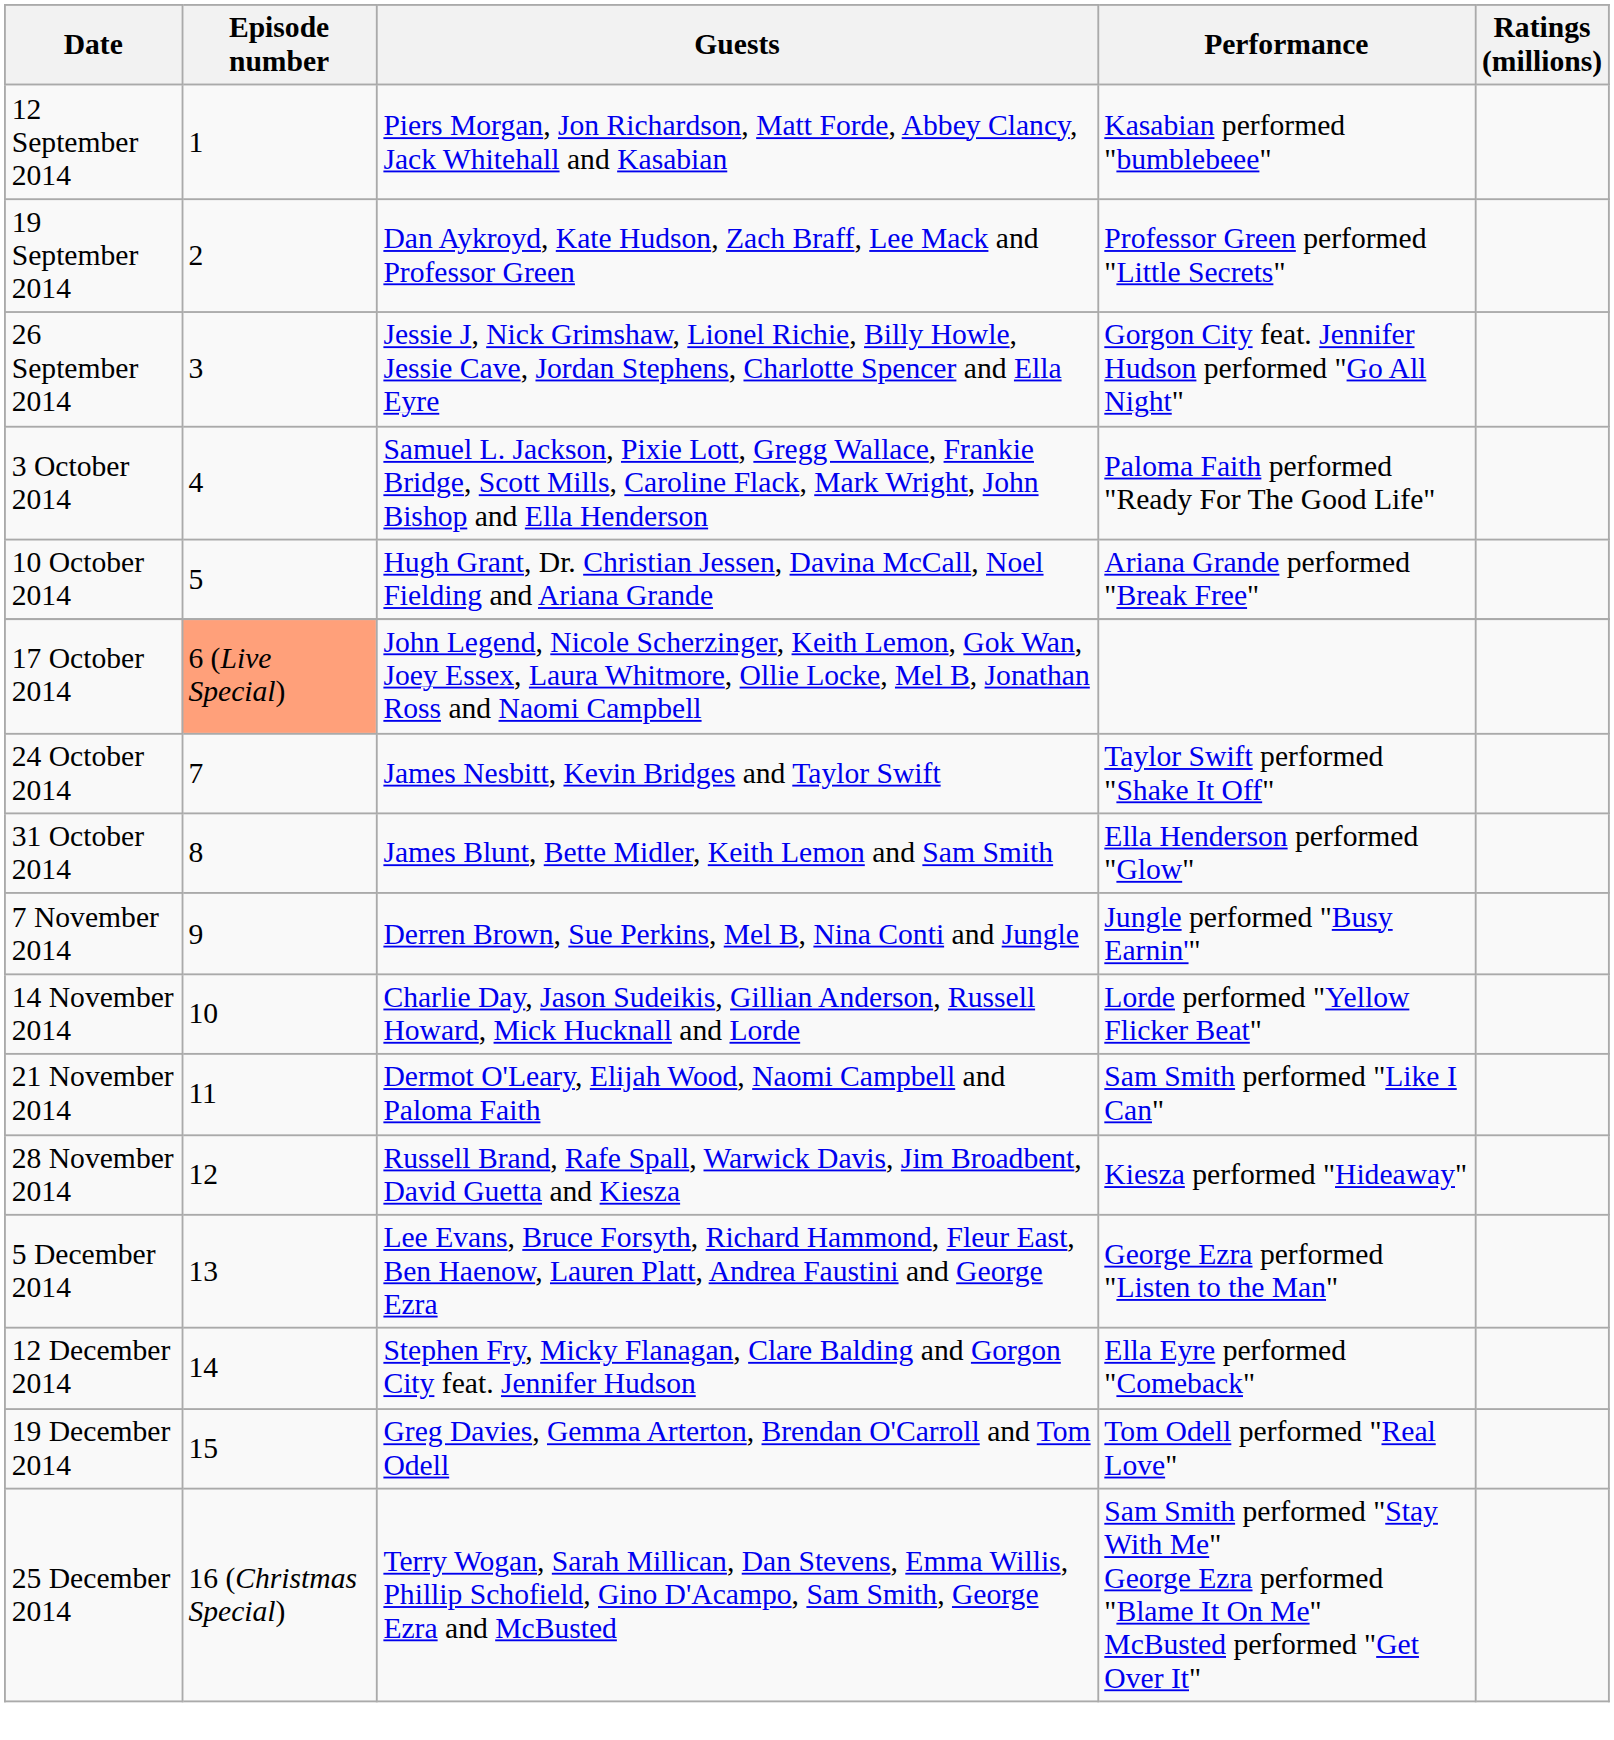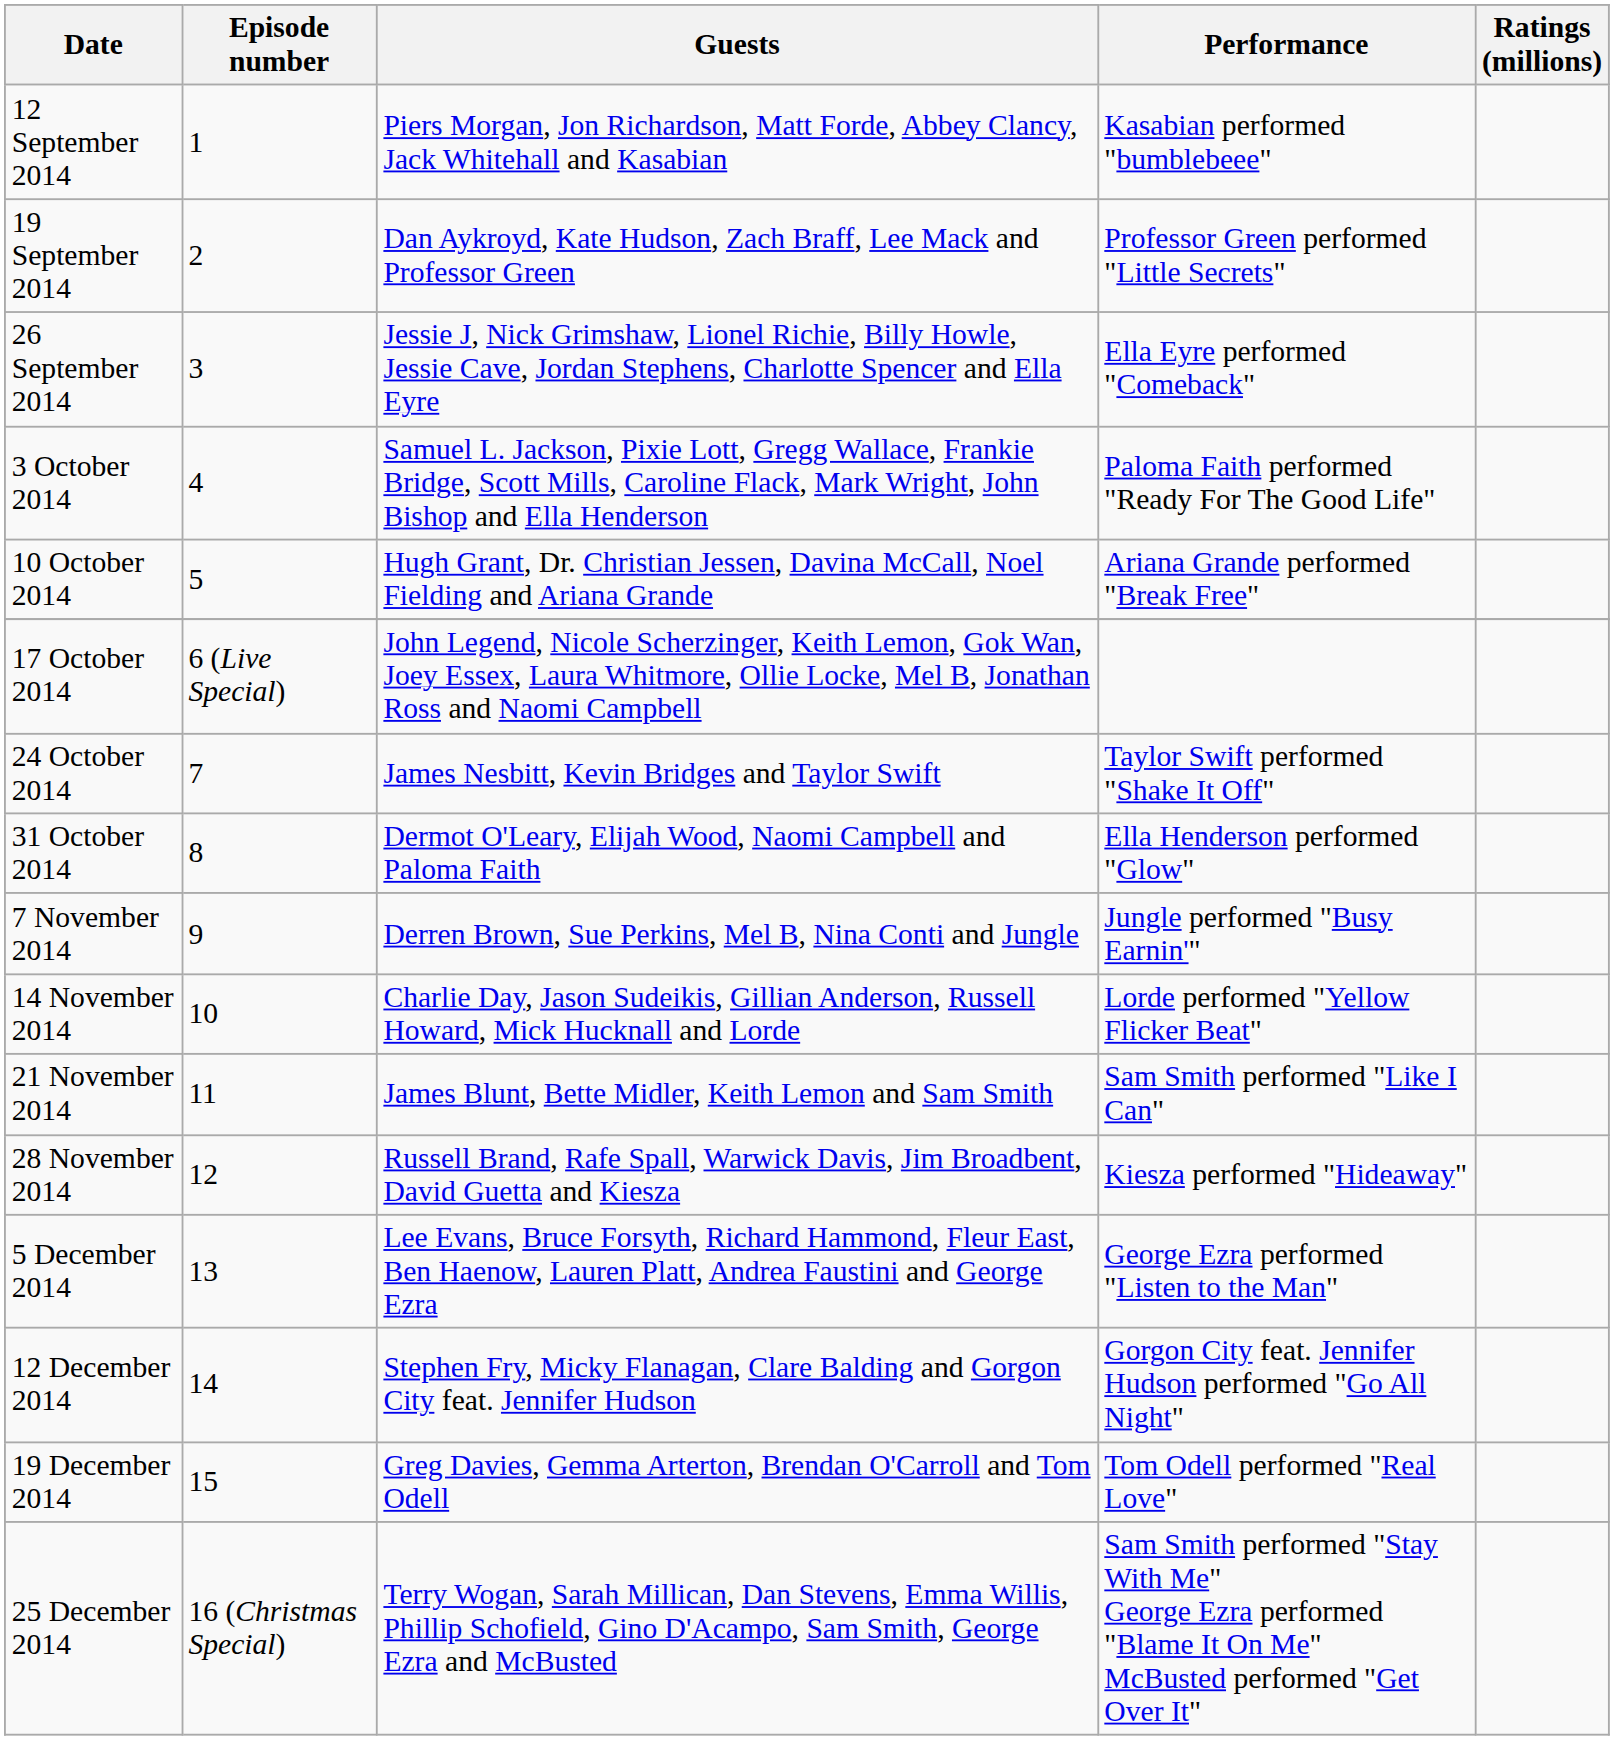(1265, 368) Gorgon City feat. Jennifer Hudson performed "Go All Night" -> (1225, 368) Ella Eyre performed "Comeback"
(237, 675) lightsalmon background -> (237, 675) no background
(718, 853) James Blunt, Bette Midler, Keith Lemon and Sam Smith -> (694, 853) Dermot O'Leary, Elijah Wood, Naomi Campbell and Paloma Faith
(694, 1093) Dermot O'Leary, Elijah Wood, Naomi Campbell and Paloma Faith -> (718, 1093) James Blunt, Bette Midler, Keith Lemon and Sam Smith
(1225, 1367) Ella Eyre performed "Comeback" -> (1265, 1384) Gorgon City feat. Jennifer Hudson performed "Go All Night"
